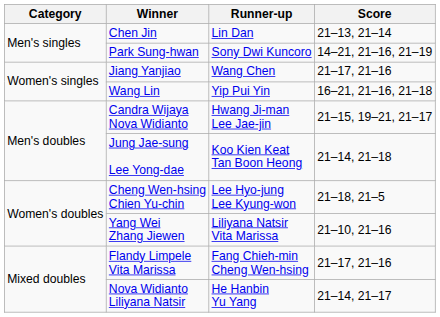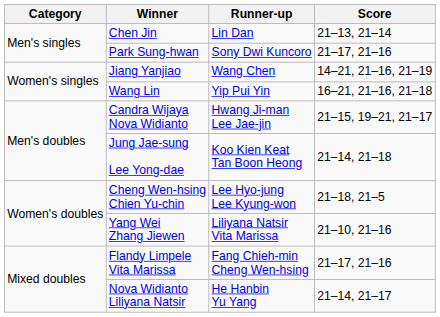(375, 52) 14–21, 21–16, 21–19 -> (354, 52) 21–17, 21–16
(354, 71) 21–17, 21–16 -> (375, 71) 14–21, 21–16, 21–19
